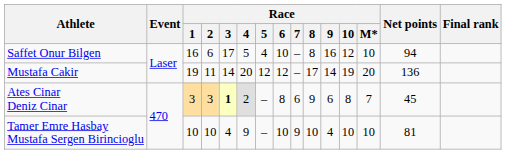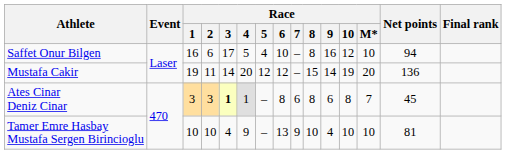(312, 72) 17 -> (312, 72) 15
(246, 99) 2 -> (246, 99) 1
(312, 99) 9 -> (312, 99) 8
(282, 132) 10 -> (282, 132) 13
